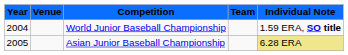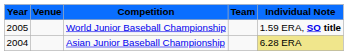(17, 27) 2004 -> (17, 27) 2005
(17, 43) 2005 -> (17, 43) 2004
